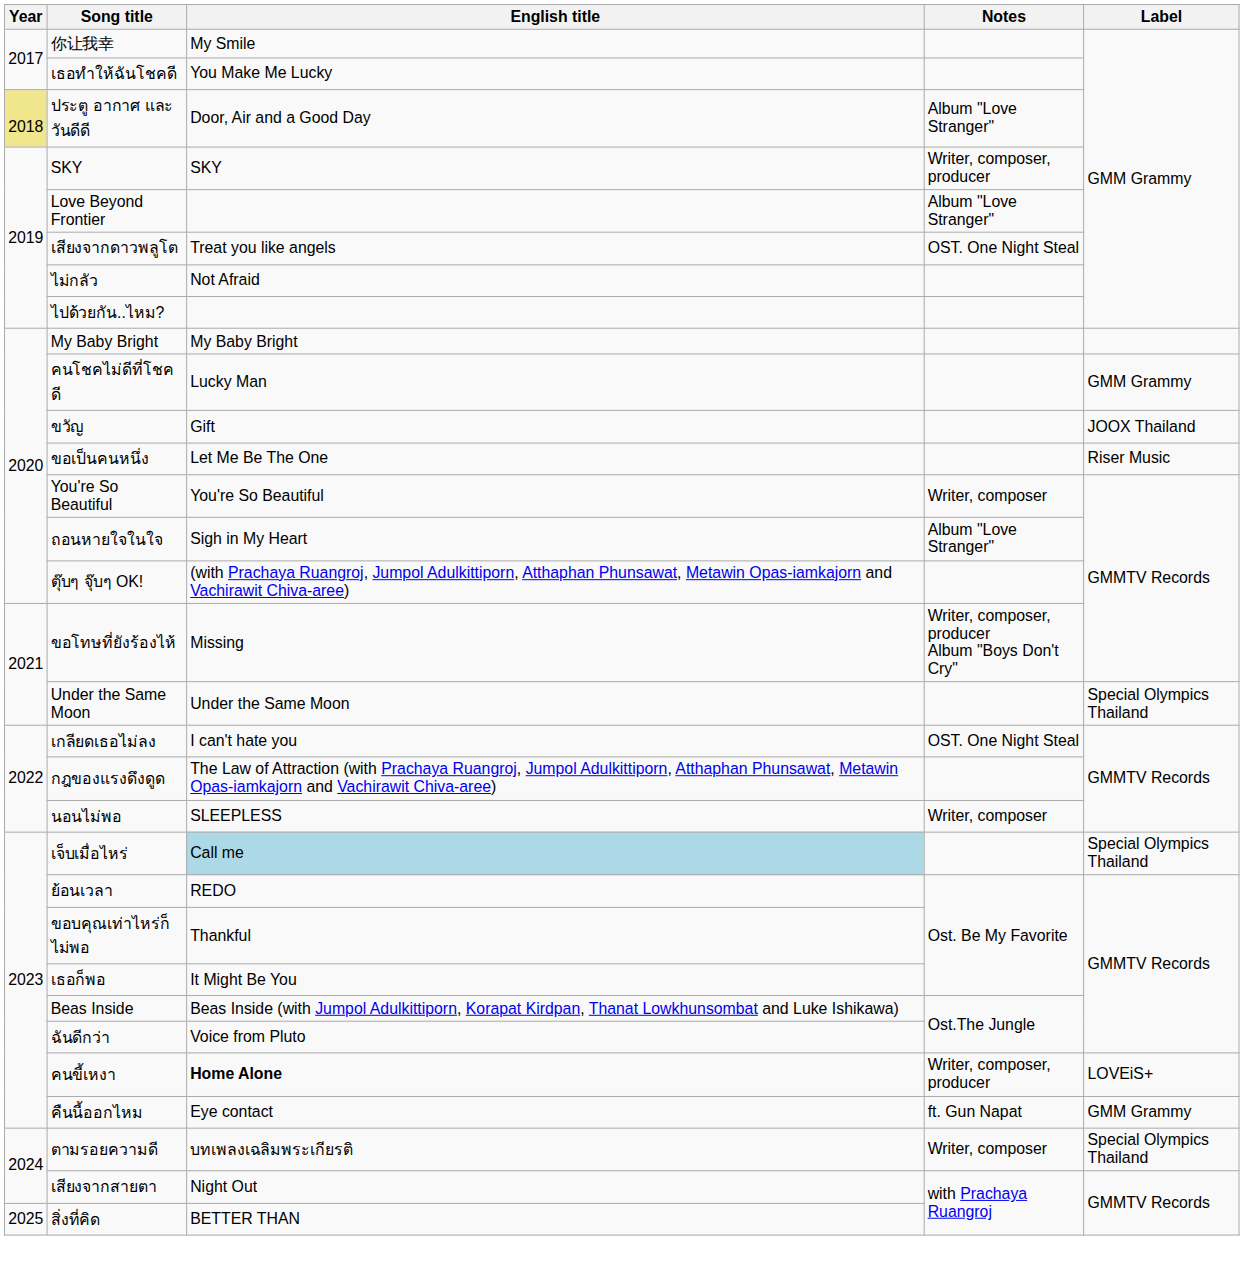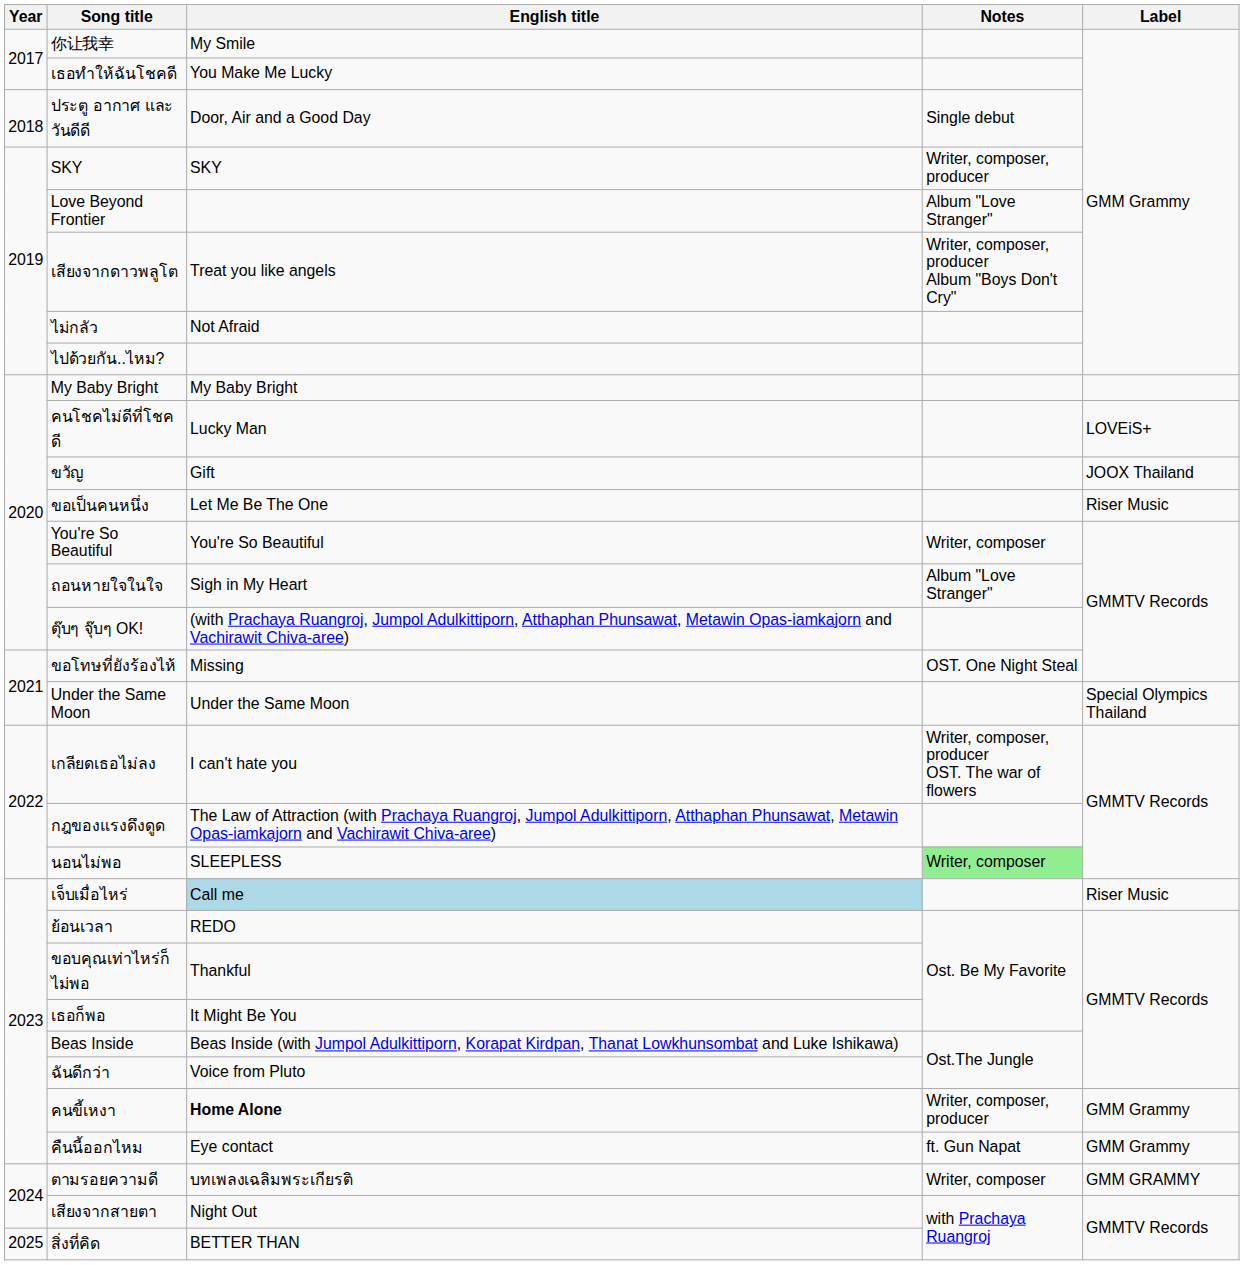(26, 127) khaki background -> (26, 127) no background
(972, 118) Album "Love Stranger" -> (970, 118) Single debut
(1003, 248) OST. One Night Steal -> (992, 271) Writer, composer, producer Album "Boys Don't Cry"
(1139, 382) GMM Grammy -> (1119, 428) LOVEiS+
(993, 642) Writer, composer, producer Album "Boys Don't Cry" -> (1002, 666) OST. One Night Steal
(1003, 740) OST. One Night Steal -> (988, 764) Writer, composer, producer OST. The war of flowers
(987, 815) no background -> (986, 862) lightgreen background
(1148, 853) Special Olympics Thailand -> (1127, 894) Riser Music
(1120, 1074) LOVEiS+ -> (1138, 1110) GMM Grammy
(1148, 1149) Special Olympics Thailand -> (1143, 1179) GMM GRAMMY
